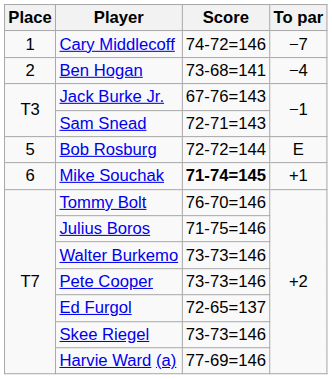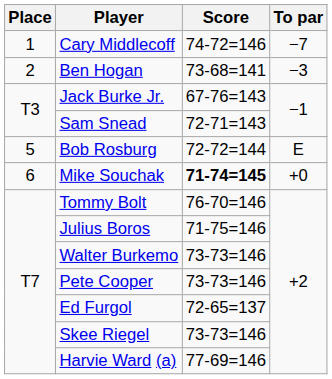(298, 70) −4 -> (298, 70) −3
(298, 176) +1 -> (298, 176) +0
